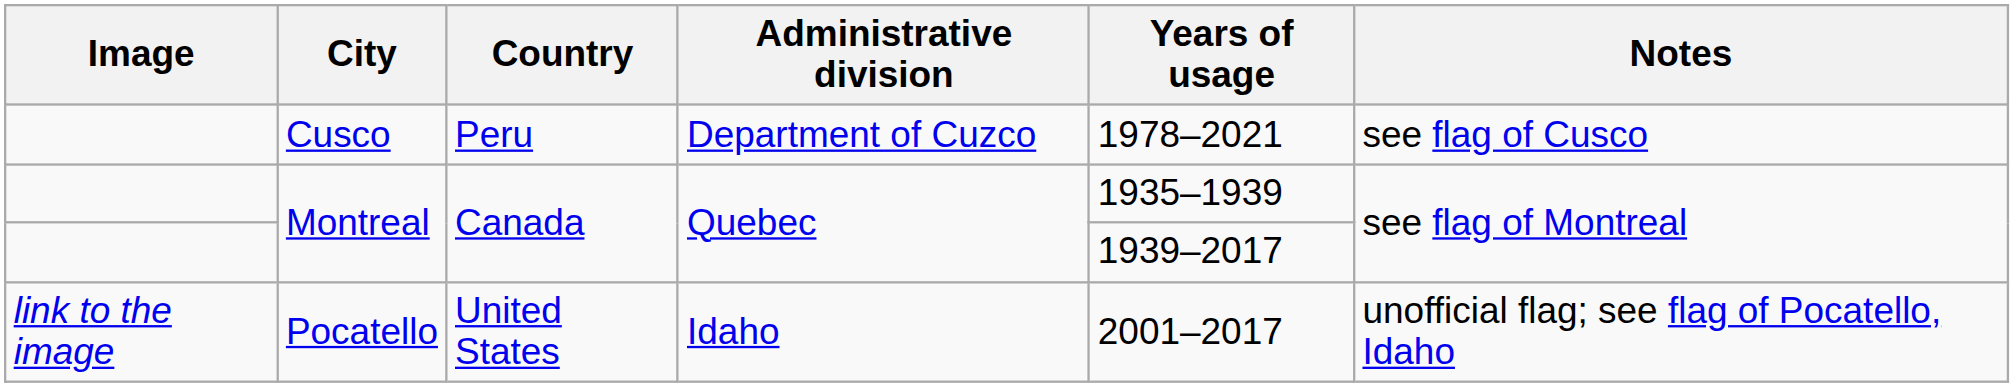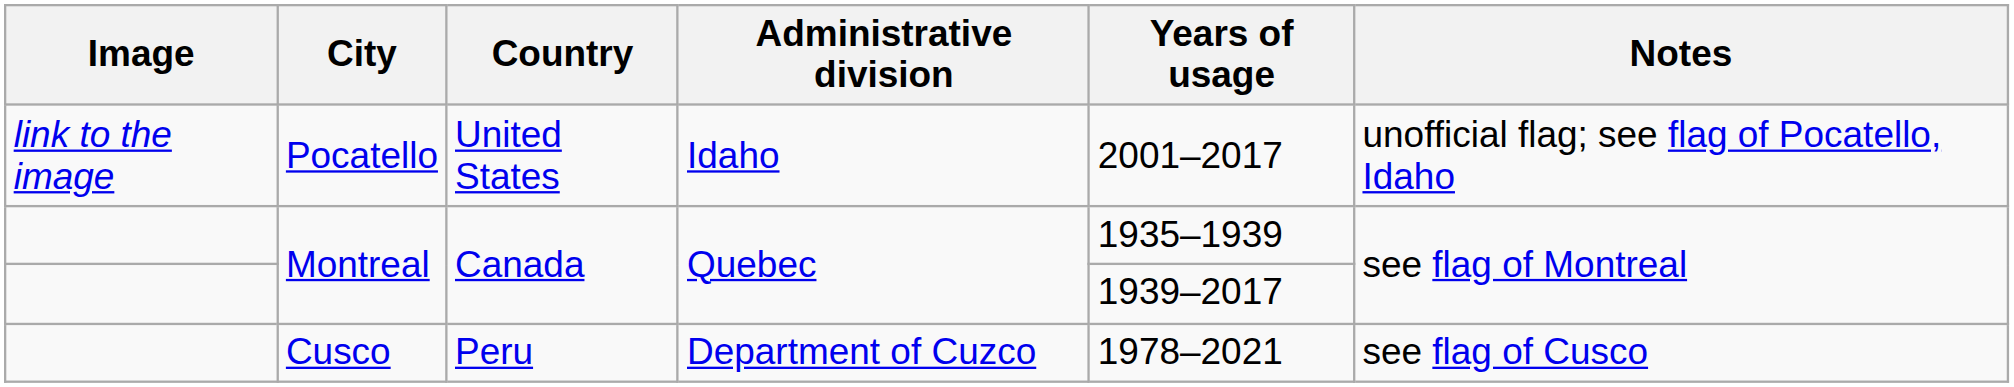rows swapped: (338, 134) <-> (362, 330)
